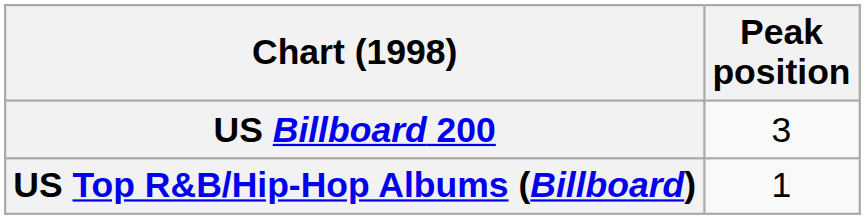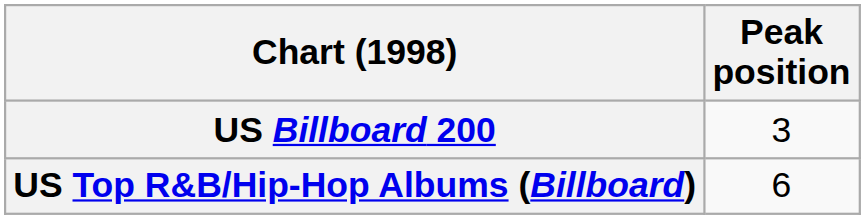(781, 185) 1 -> (781, 185) 6
